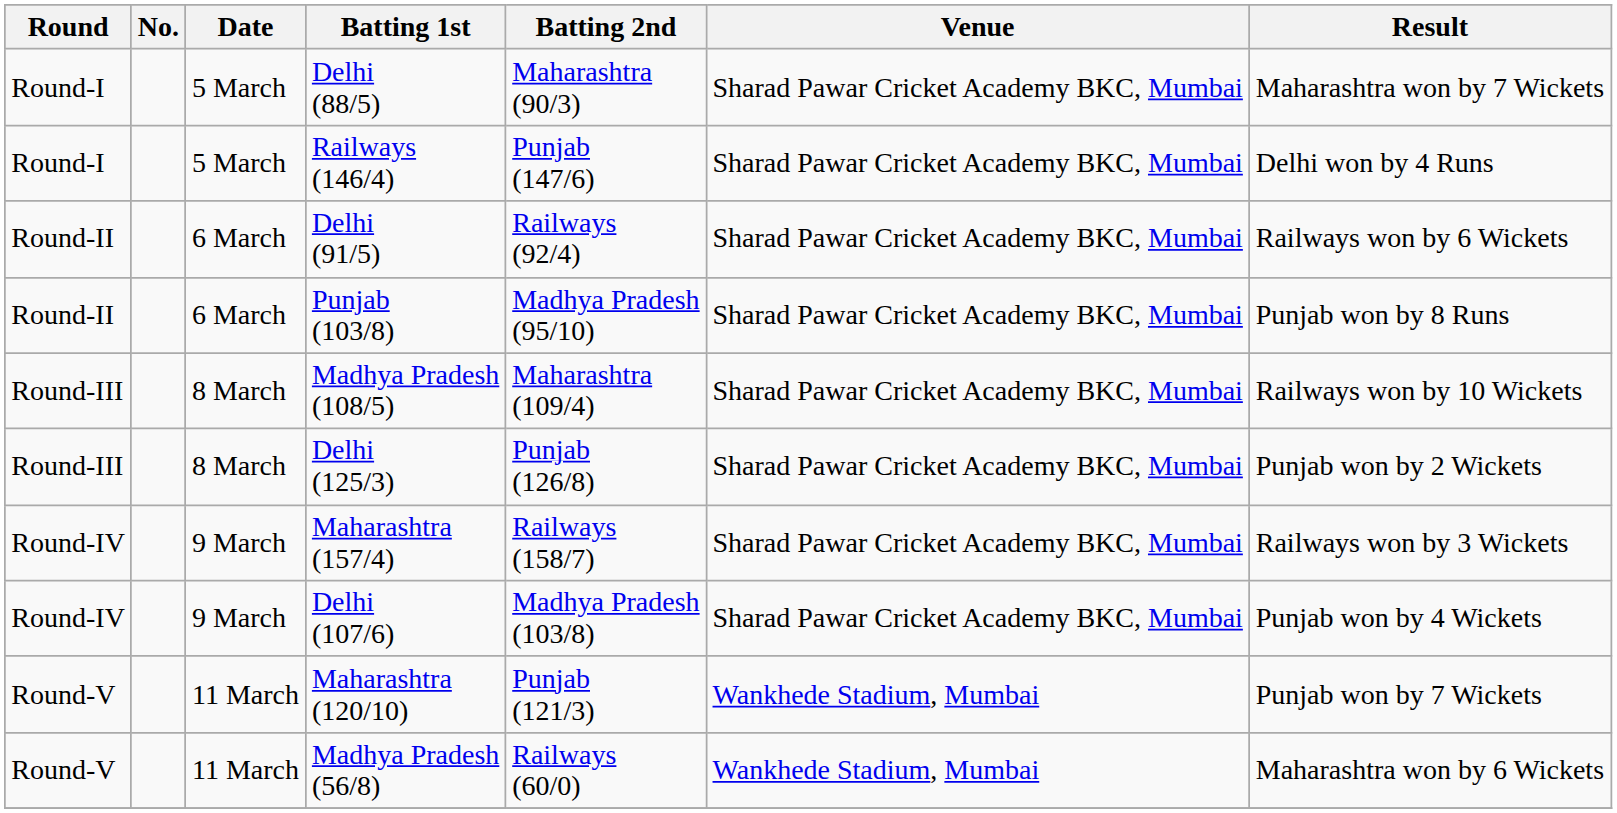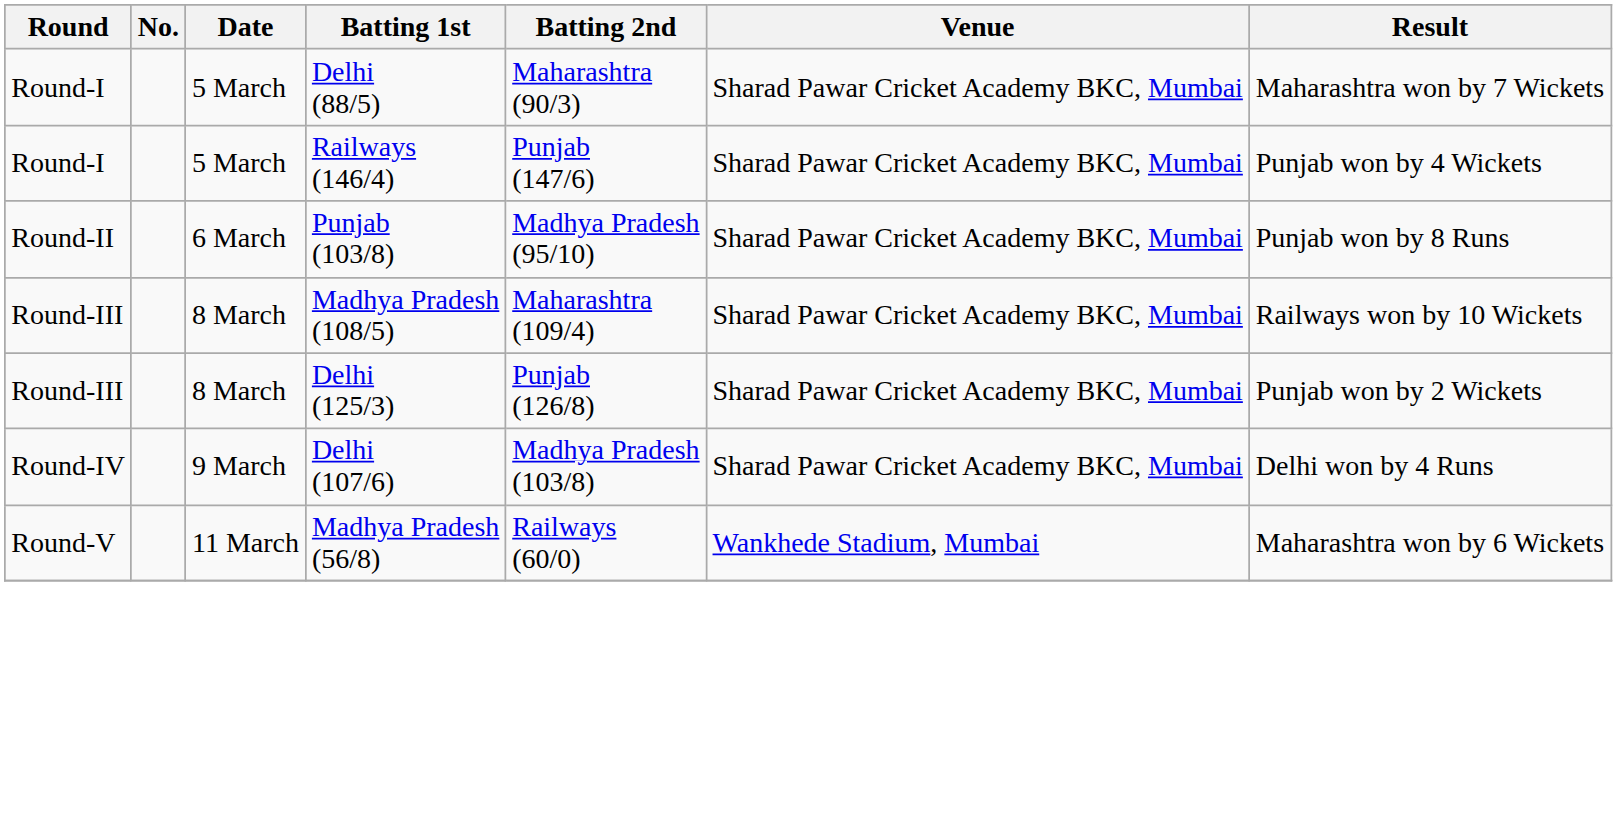(1375, 162) Delhi won by 4 Runs -> (1399, 162) Punjab won by 4 Wickets
- row: (346, 238)
- row: (382, 542)
(1399, 618) Punjab won by 4 Wickets -> (1375, 466) Delhi won by 4 Runs
- row: (382, 694)
